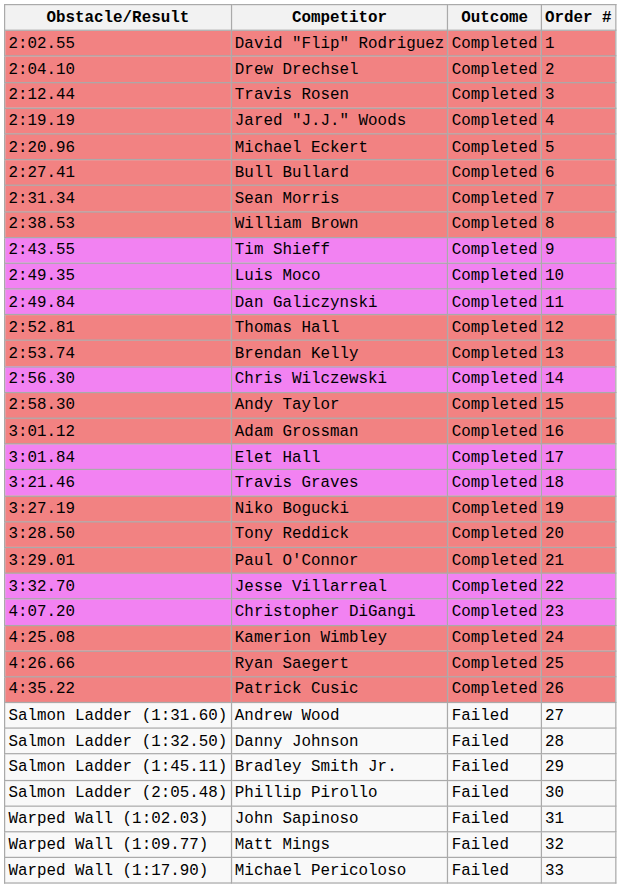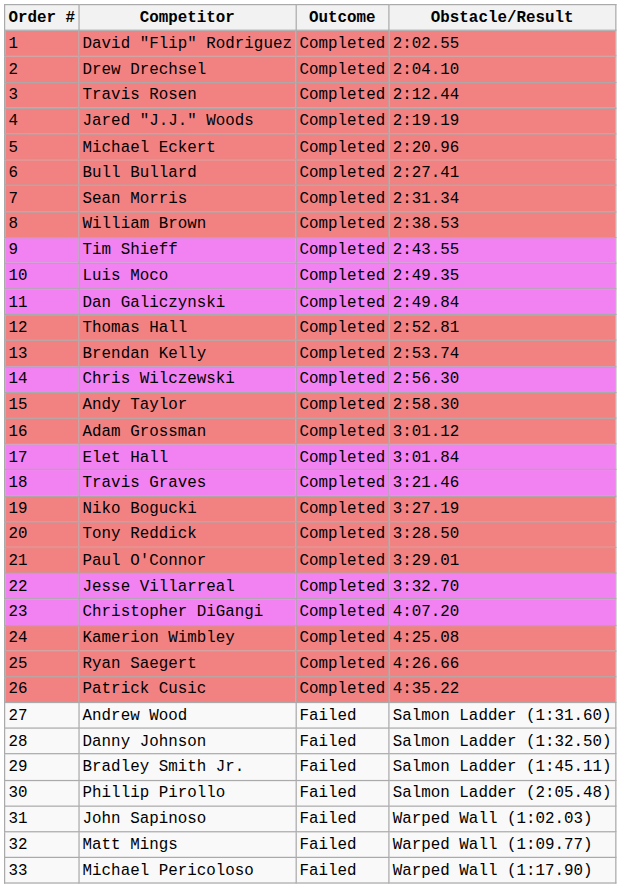columns swapped: (578, 18) <-> (118, 18)
